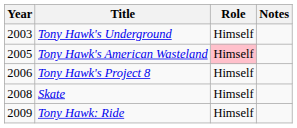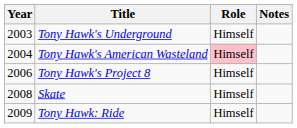(20, 53) 2005 -> (20, 53) 2004
